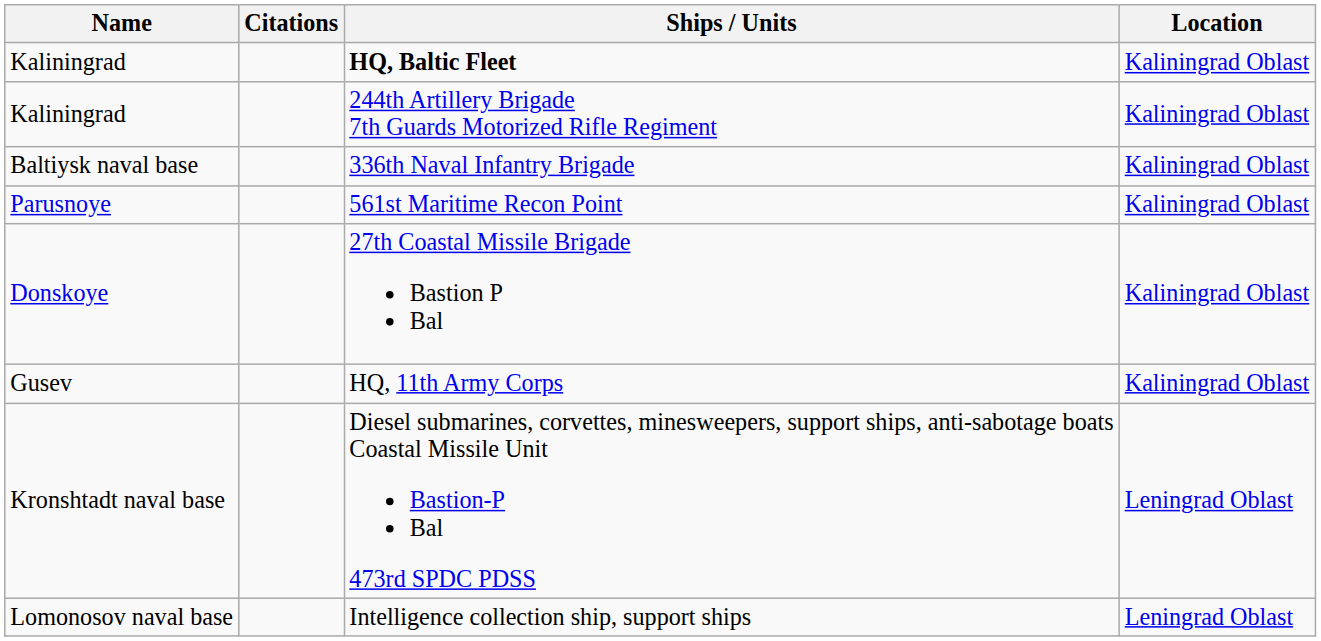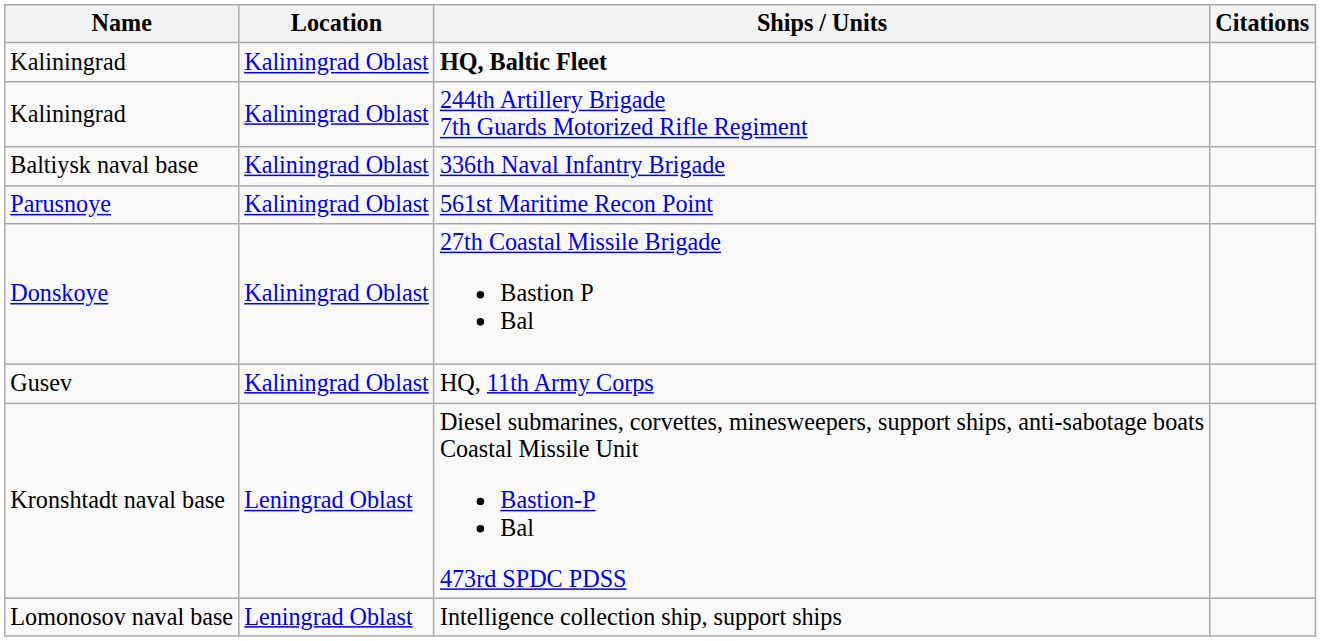columns swapped: (1217, 23) <-> (291, 23)
